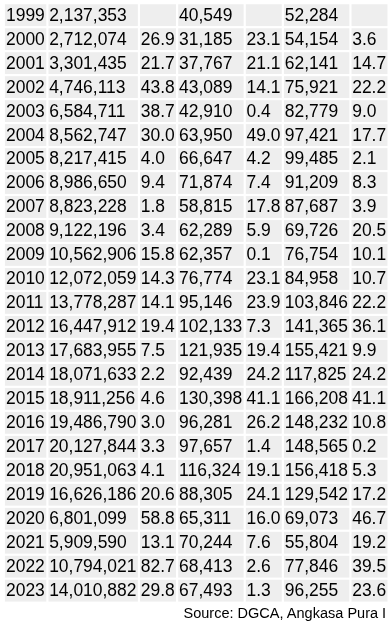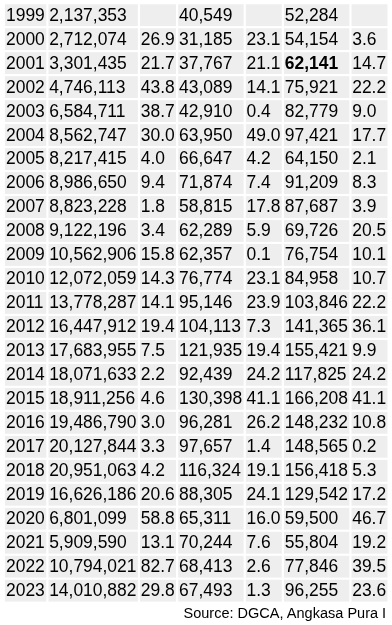(311, 63) normal -> (311, 63) bold
(311, 158) 99,485 -> (311, 158) 64,150
(211, 326) 102,133 -> (210, 326) 104,113
(153, 470) 4.1 -> (153, 470) 4.2
(311, 518) 69,073 -> (311, 518) 59,500
